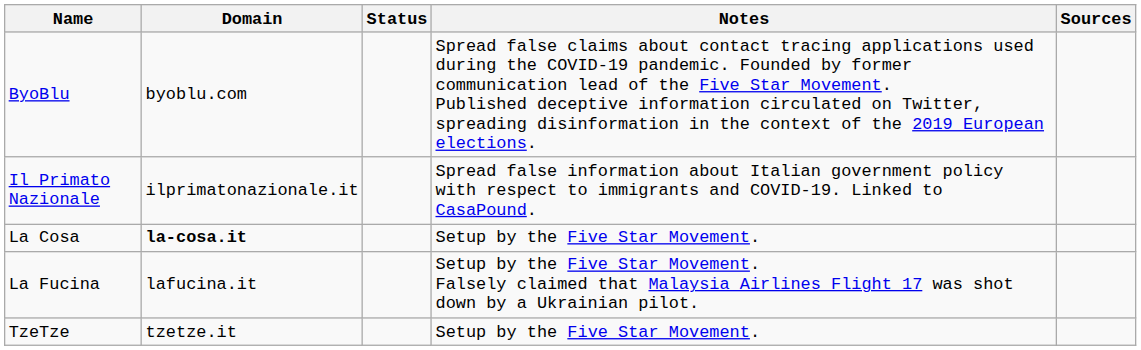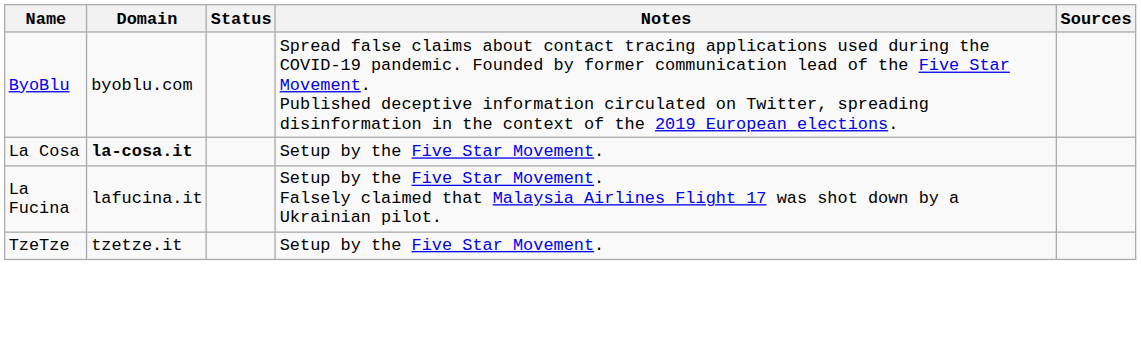- row: (59, 191)
